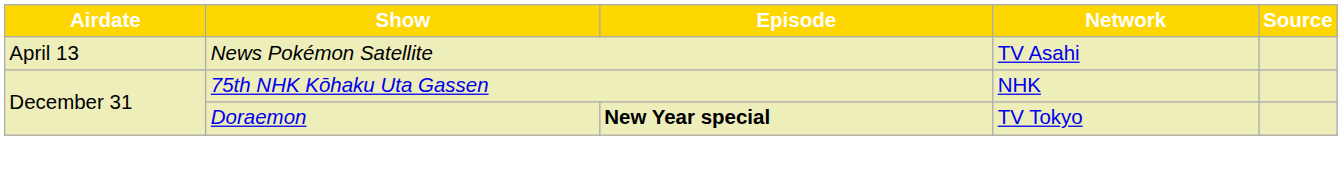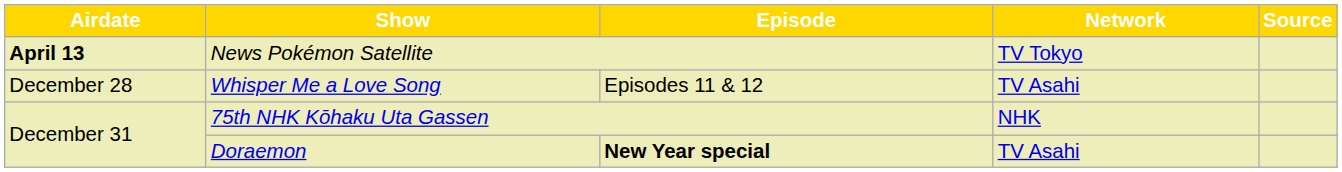(44, 53) normal -> (47, 53) bold
(1039, 53) TV Asahi -> (1040, 53) TV Tokyo
+ row: (326, 85)
(1040, 118) TV Tokyo -> (1039, 150) TV Asahi
